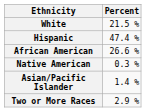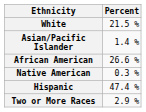rows swapped: (54, 38) <-> (54, 82)
